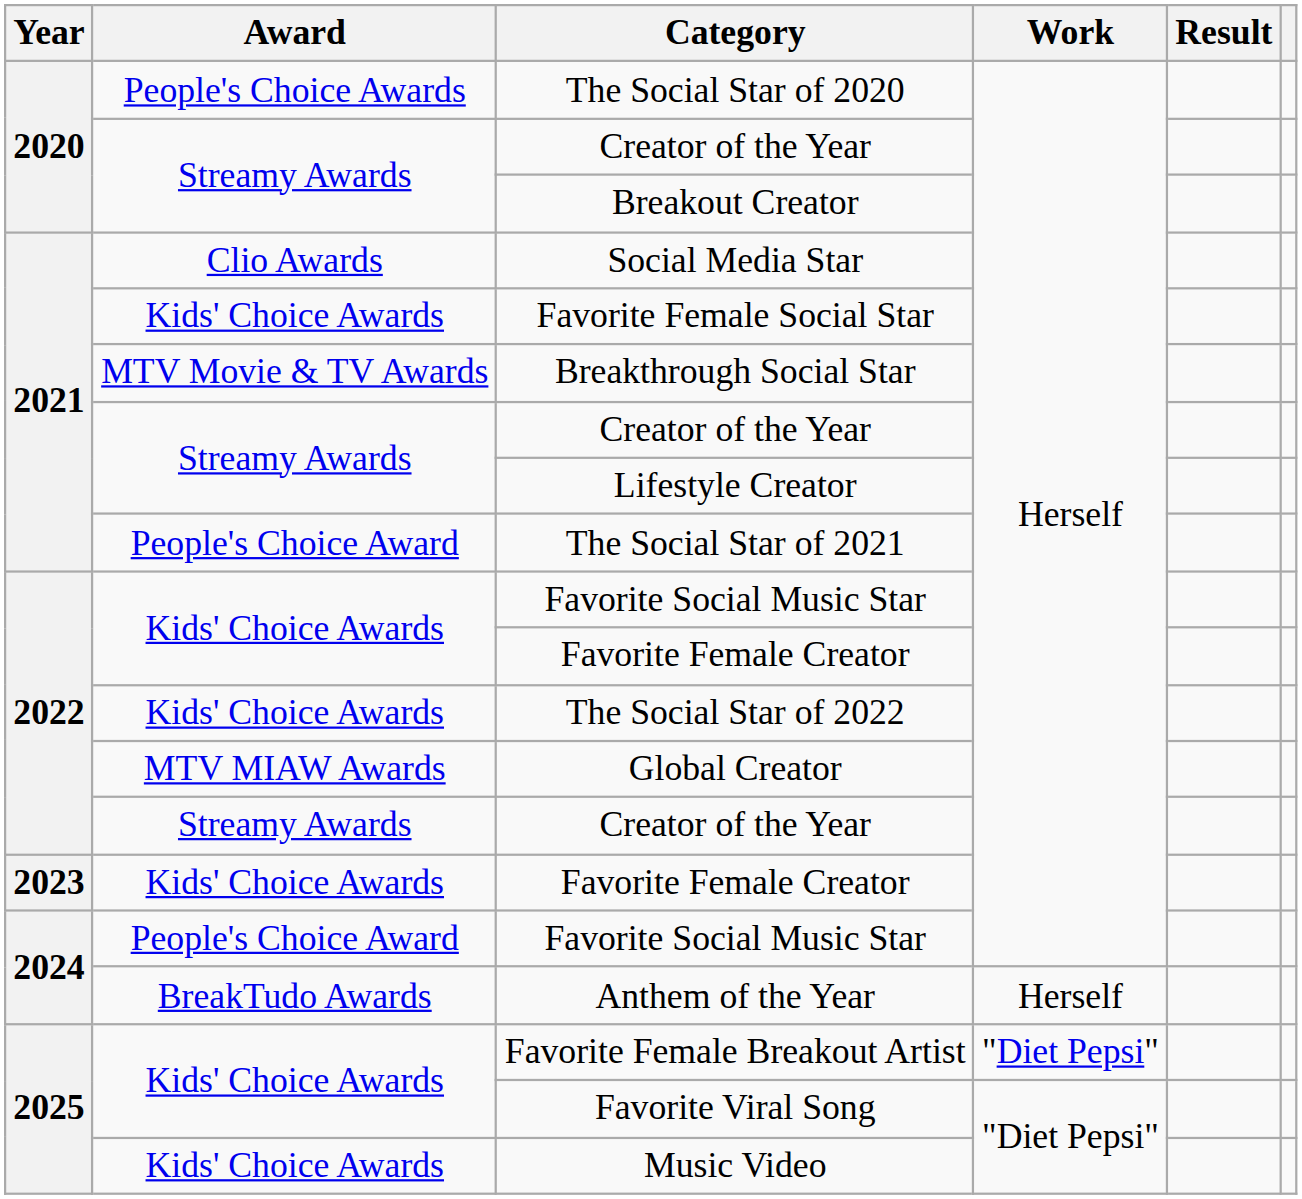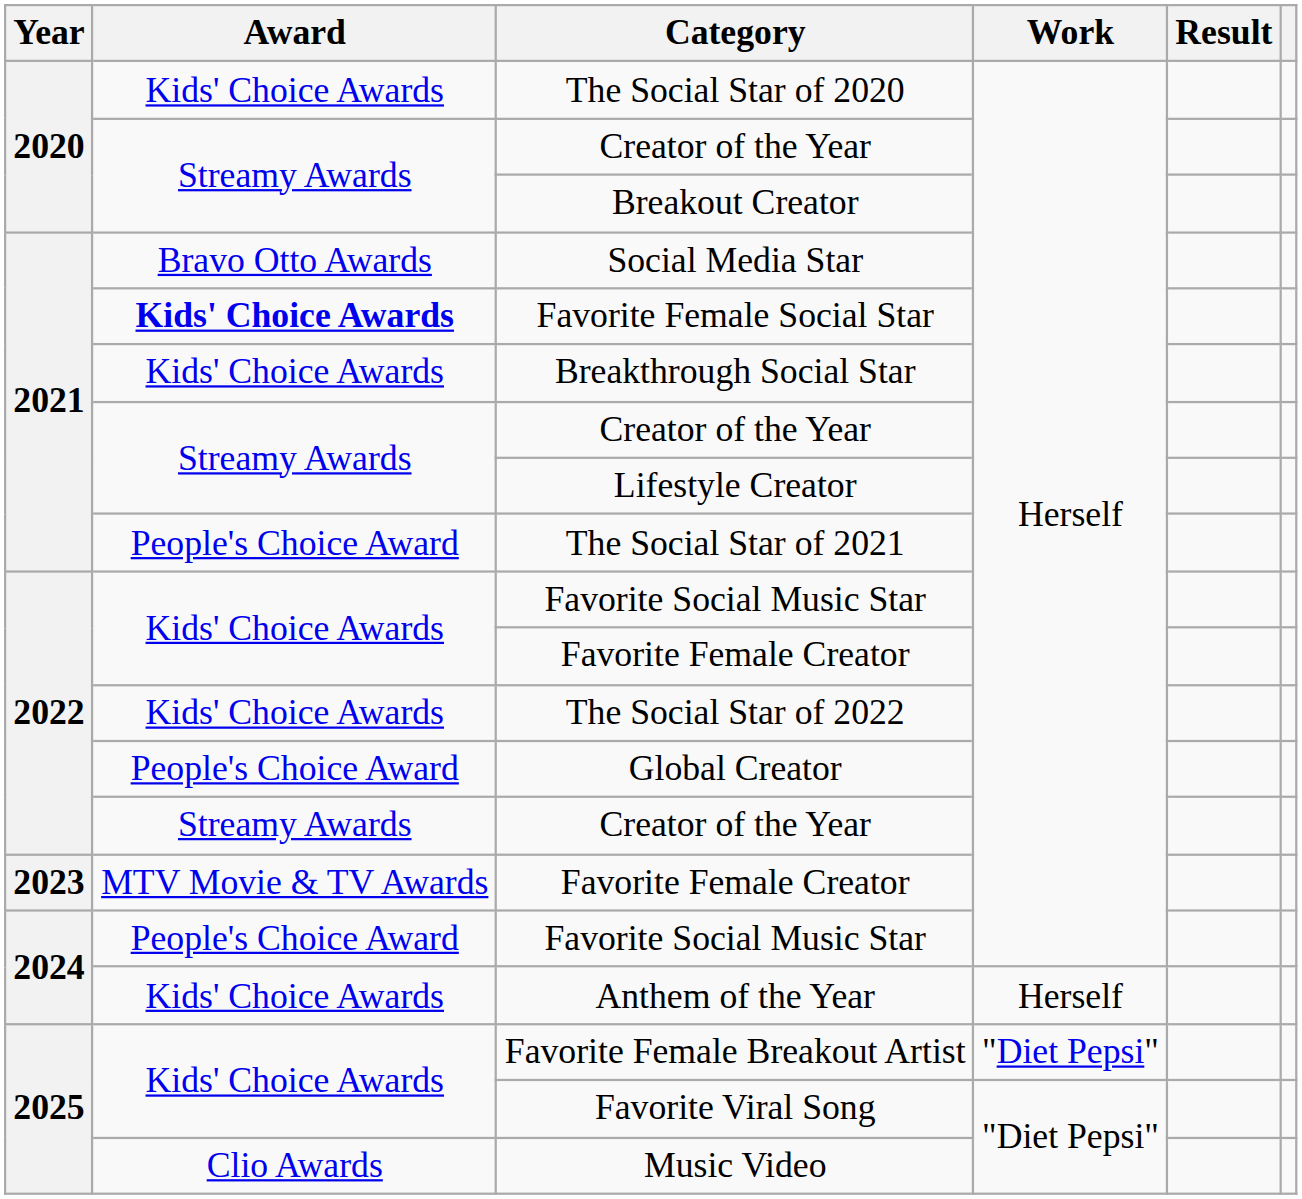(295, 89) People's Choice Awards -> (295, 89) Kids' Choice Awards
(295, 259) Clio Awards -> (295, 259) Bravo Otto Awards
(295, 315) normal -> (295, 315) bold
(295, 372) MTV Movie & TV Awards -> (295, 372) Kids' Choice Awards
(295, 768) MTV MIAW Awards -> (295, 768) People's Choice Award
(295, 881) Kids' Choice Awards -> (295, 881) MTV Movie & TV Awards
(295, 994) BreakTudo Awards -> (295, 994) Kids' Choice Awards
(295, 1164) Kids' Choice Awards -> (295, 1164) Clio Awards
